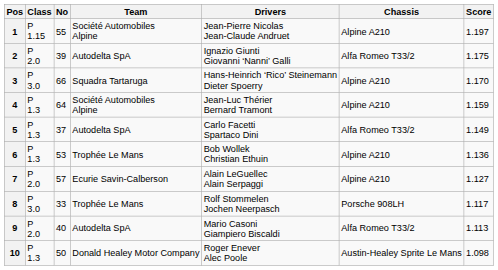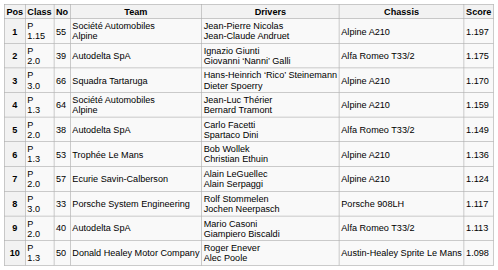(34, 130) P 1.3 -> (34, 130) P 2.0
(61, 130) 37 -> (61, 130) 38
(477, 179) 1.127 -> (477, 179) 1.124
(108, 204) Trophée Le Mans -> (131, 204) Porsche System Engineering
